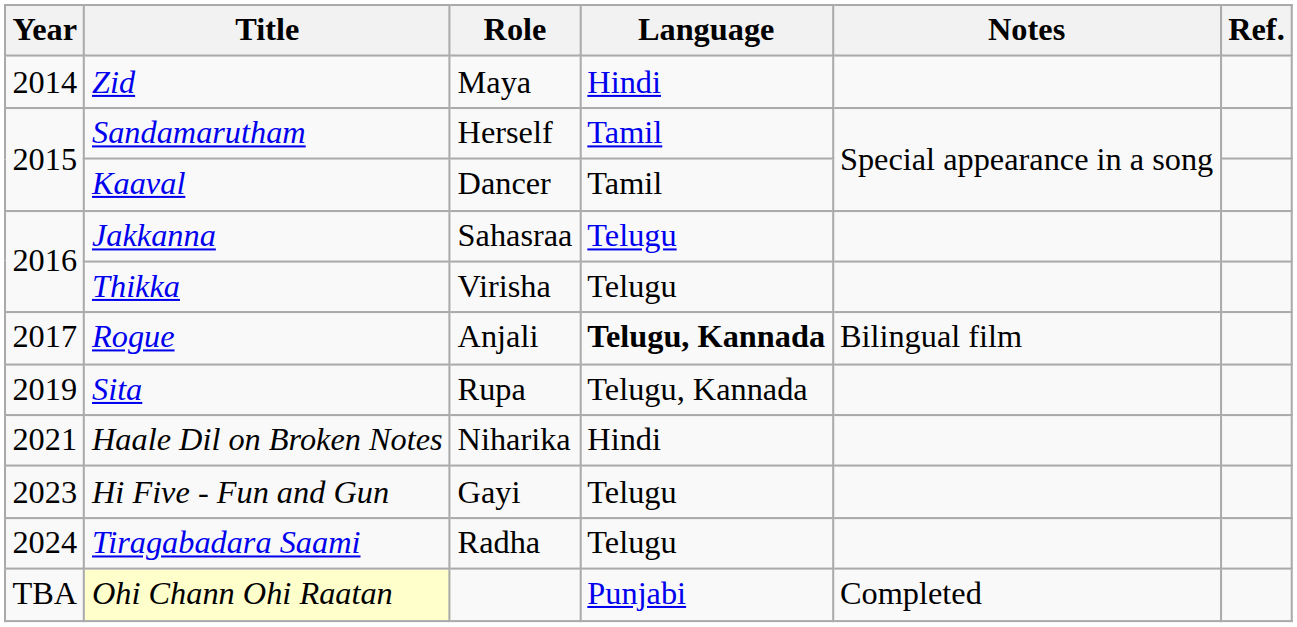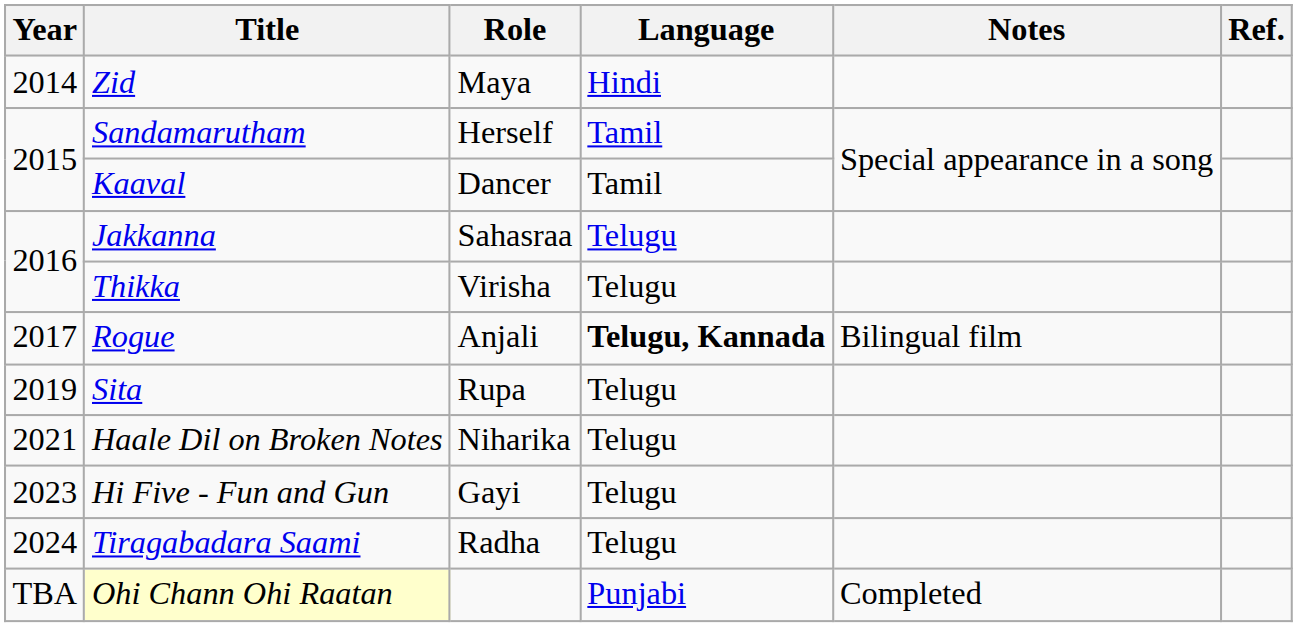(697, 388) Telugu, Kannada -> (632, 388) Telugu
(624, 440) Hindi -> (632, 440) Telugu
